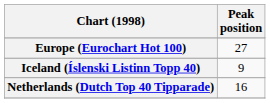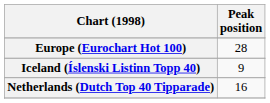(241, 48) 27 -> (241, 48) 28
